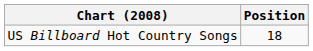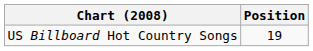(274, 36) 18 -> (274, 36) 19
